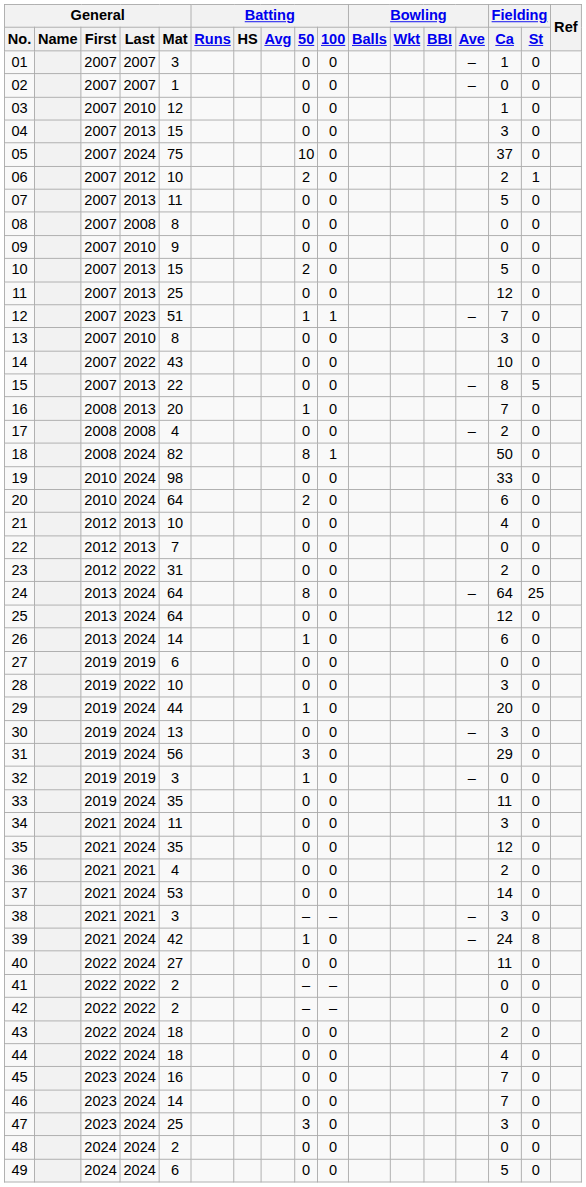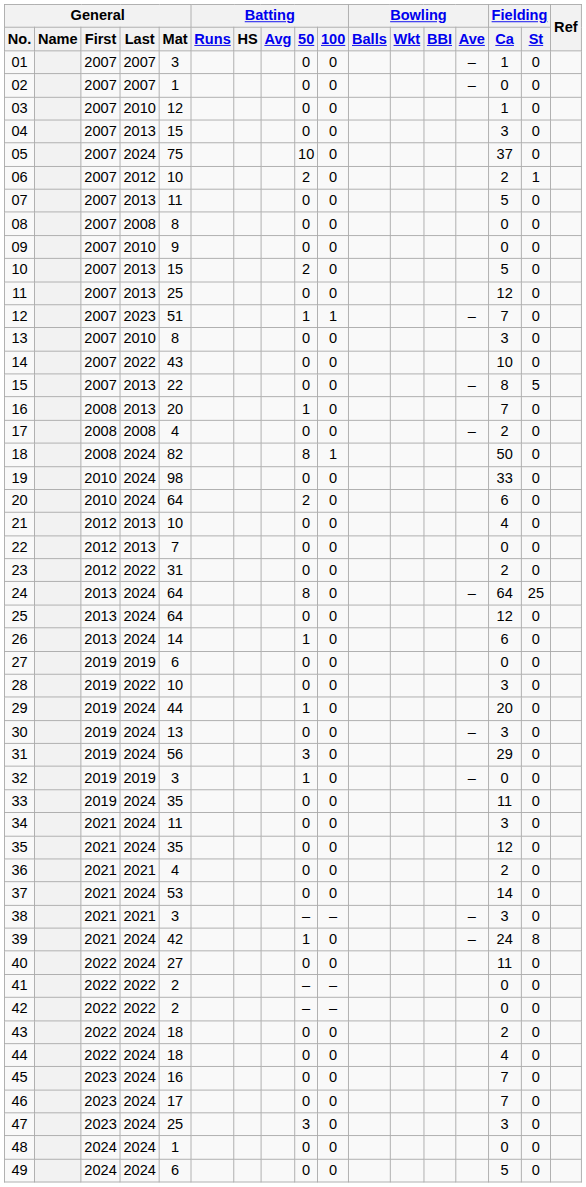(175, 1101) 14 -> (175, 1101) 17
(175, 1147) 2 -> (175, 1147) 1
